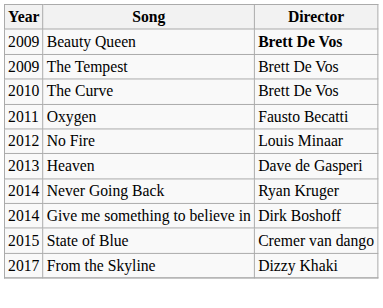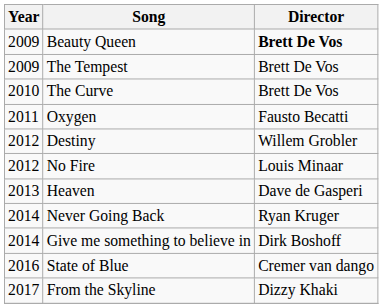+ row: (71, 141)
(24, 240) 2015 -> (24, 265) 2016
